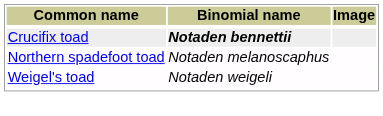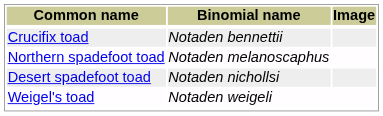(230, 37) bold -> (225, 37) normal
+ row: (79, 77)
